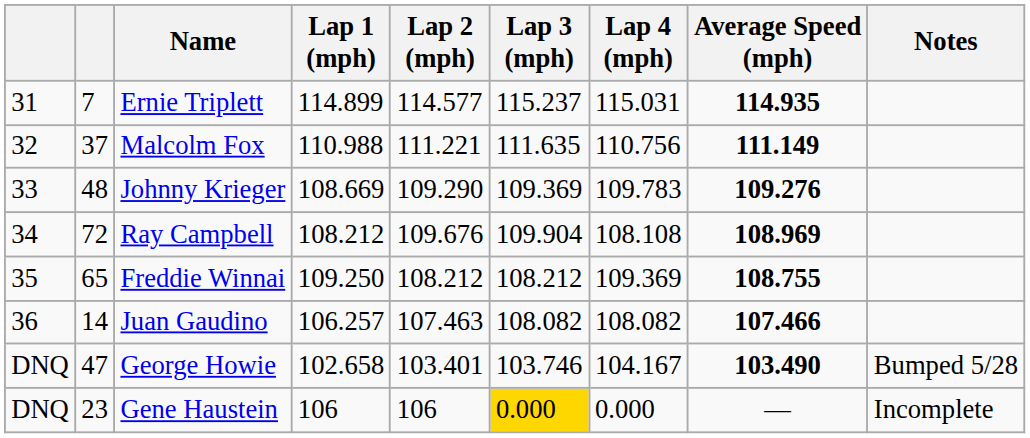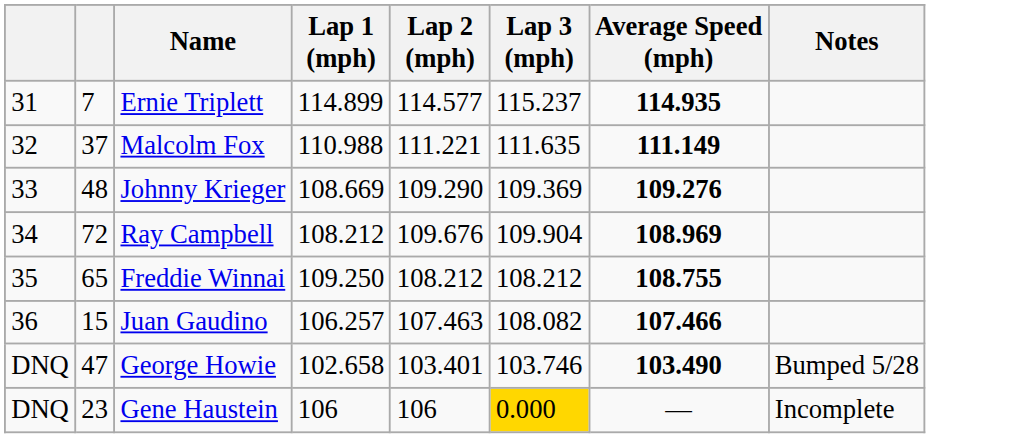- column: (638, 42)
(95, 321) 14 -> (95, 321) 15
